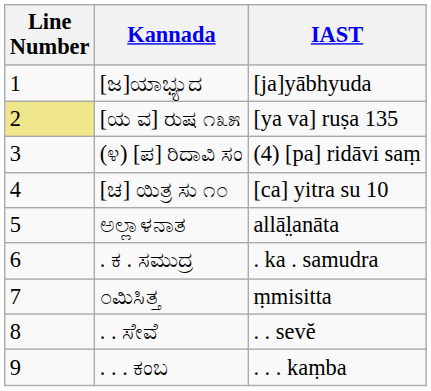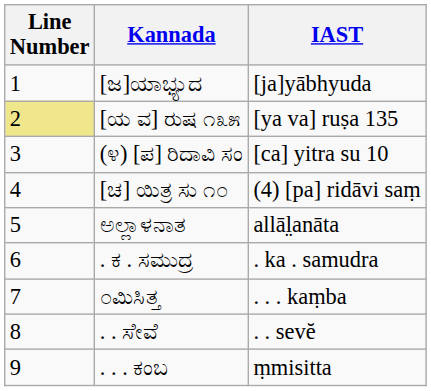(337, 154) (4) [pa] ridāvi saṃ -> (321, 154) [ca] yitra su 10
(321, 189) [ca] yitra su 10 -> (337, 189) (4) [pa] ridāvi saṃ
(293, 296) ṃmisitta -> (300, 296) . . . kaṃba
(300, 367) . . . kaṃba -> (293, 367) ṃmisitta
